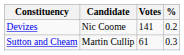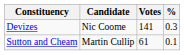(171, 27) 0.2 -> (171, 27) 0.3
(171, 42) 0.3 -> (171, 42) 0.1
